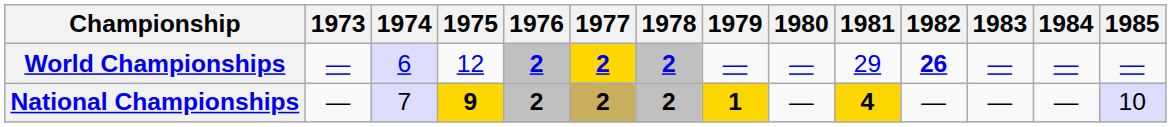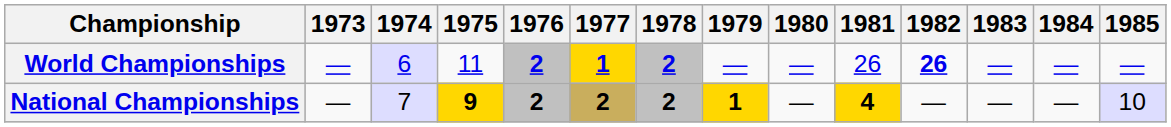(470, 63) 12 -> (470, 63) 11
(603, 63) 2 -> (603, 63) 1
(867, 63) 29 -> (867, 63) 26
